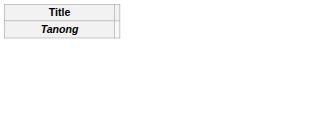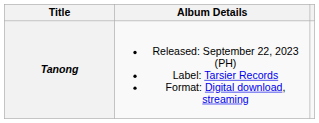+ column: (212, 12)
